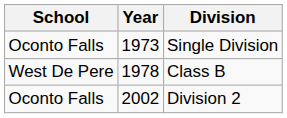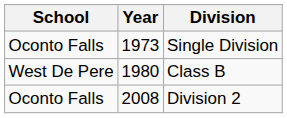(140, 71) 1978 -> (140, 71) 1980
(140, 98) 2002 -> (140, 98) 2008
